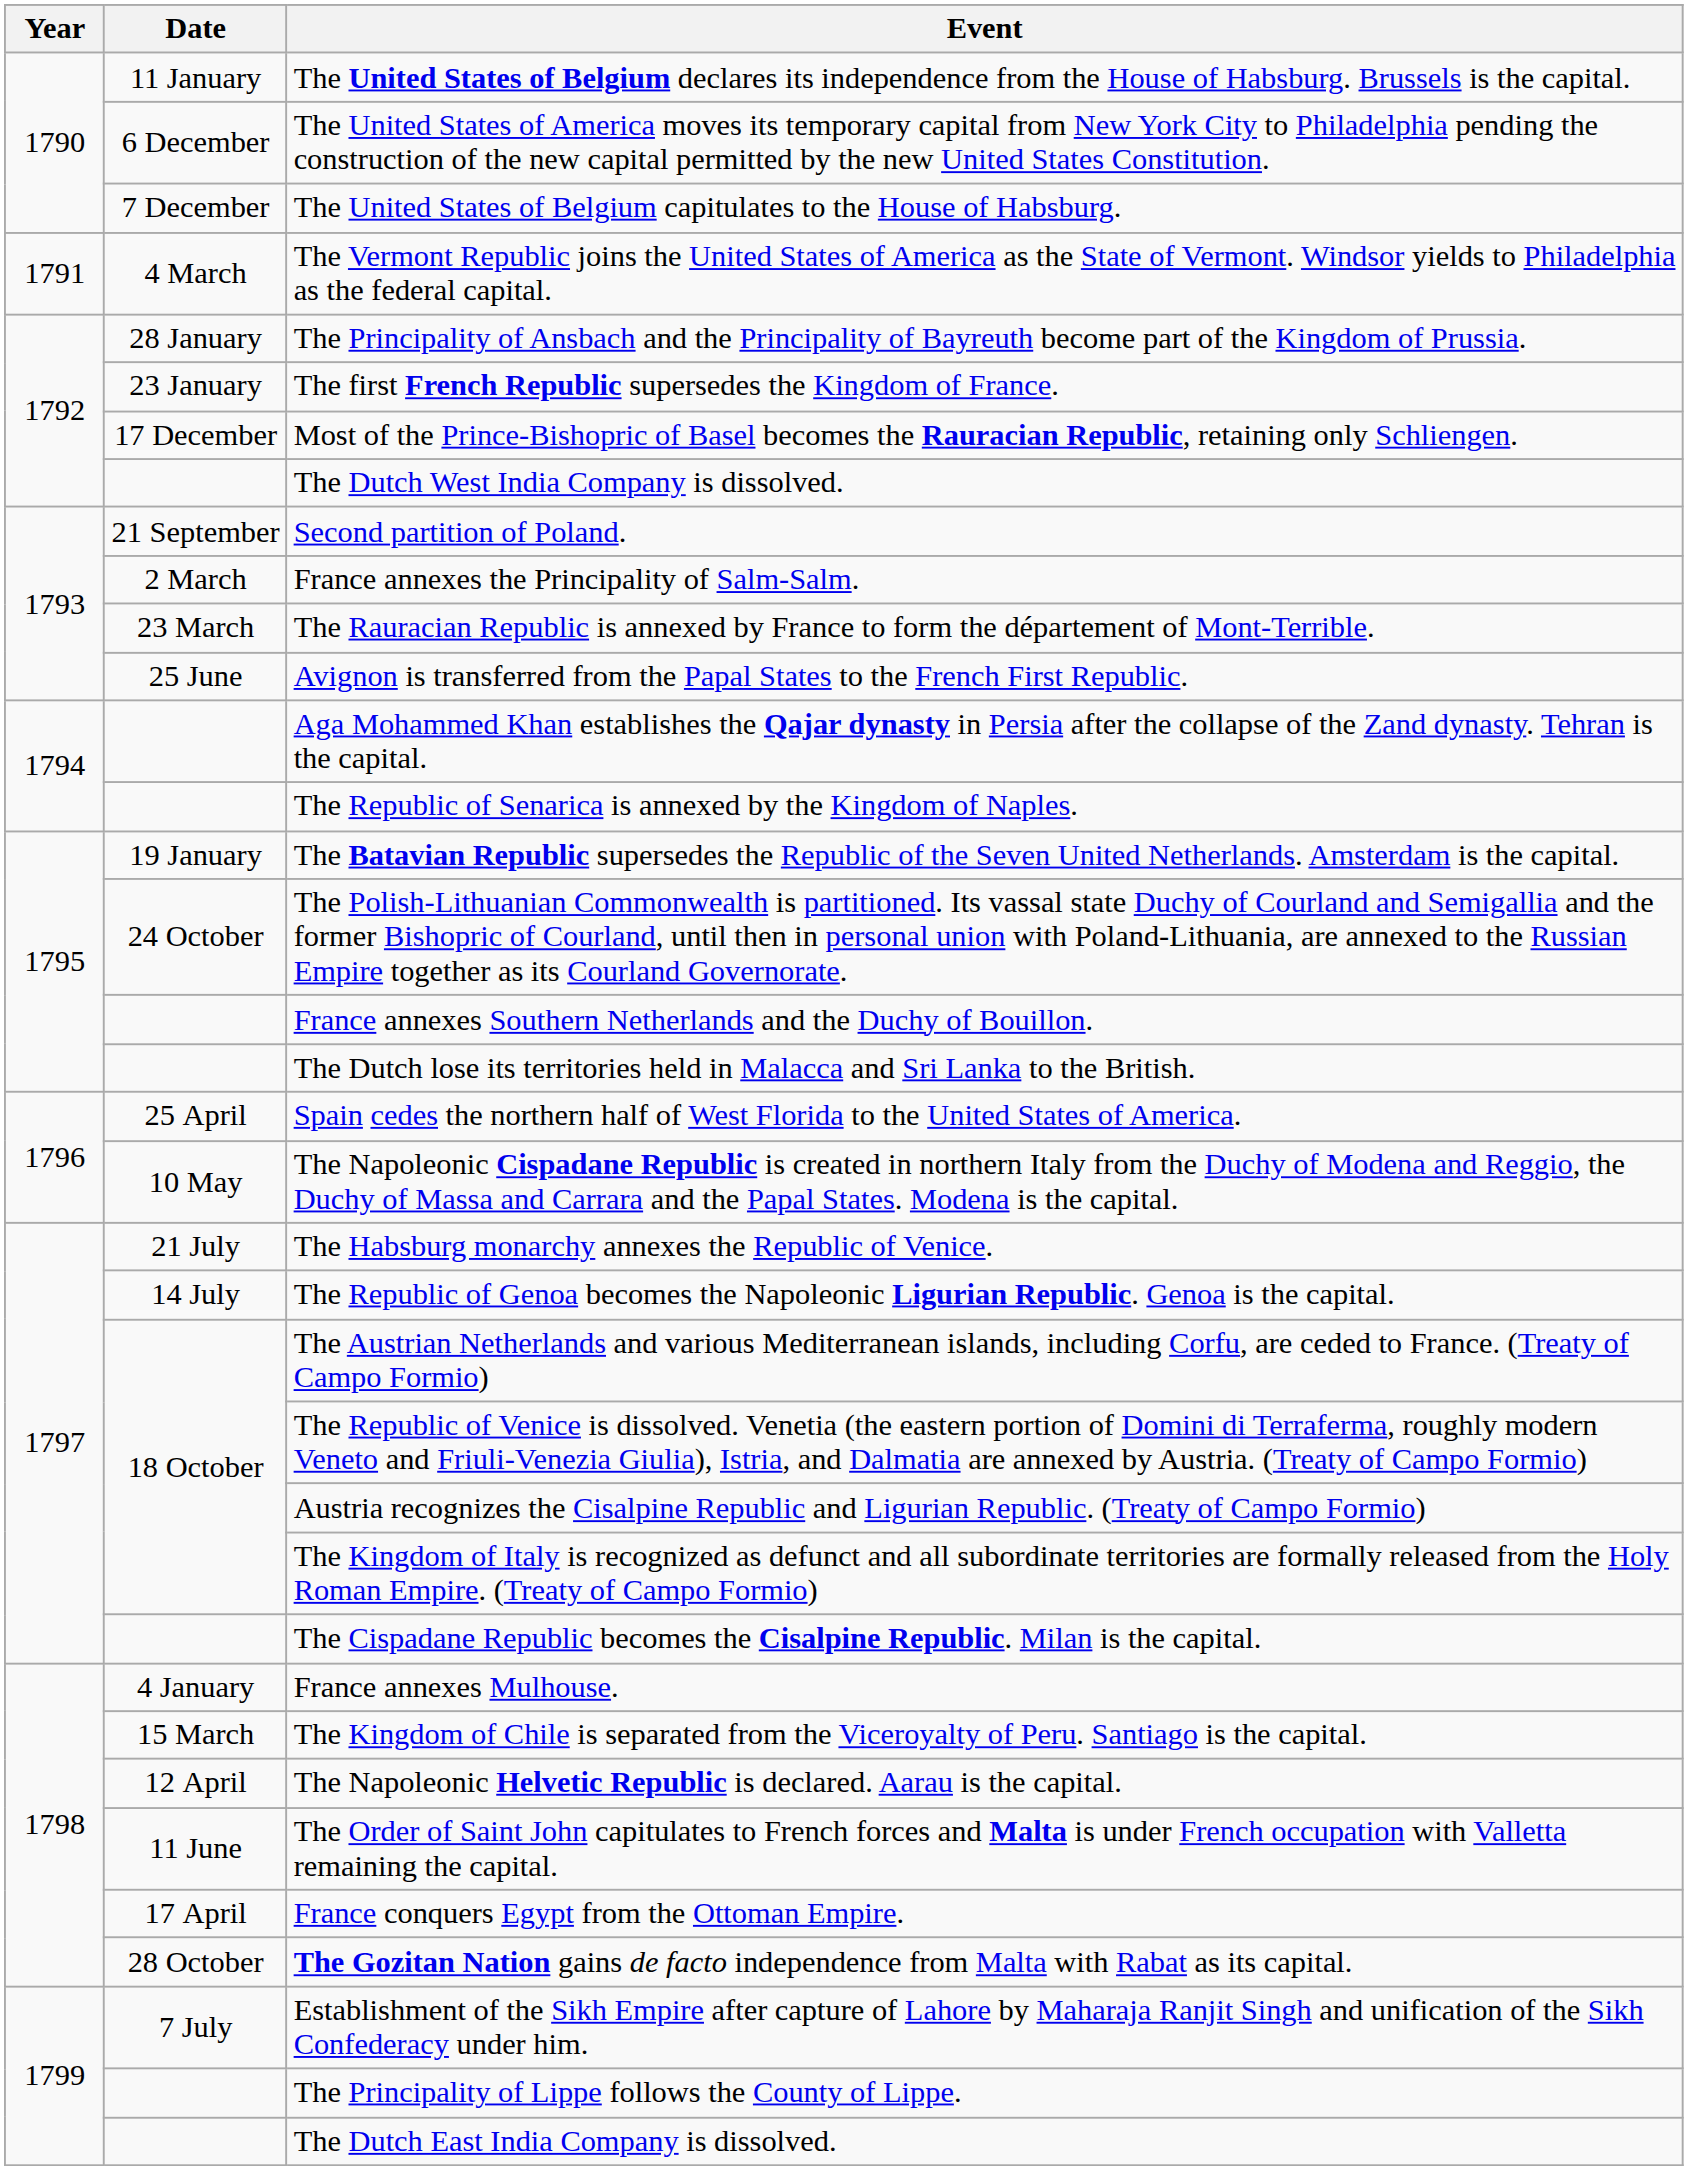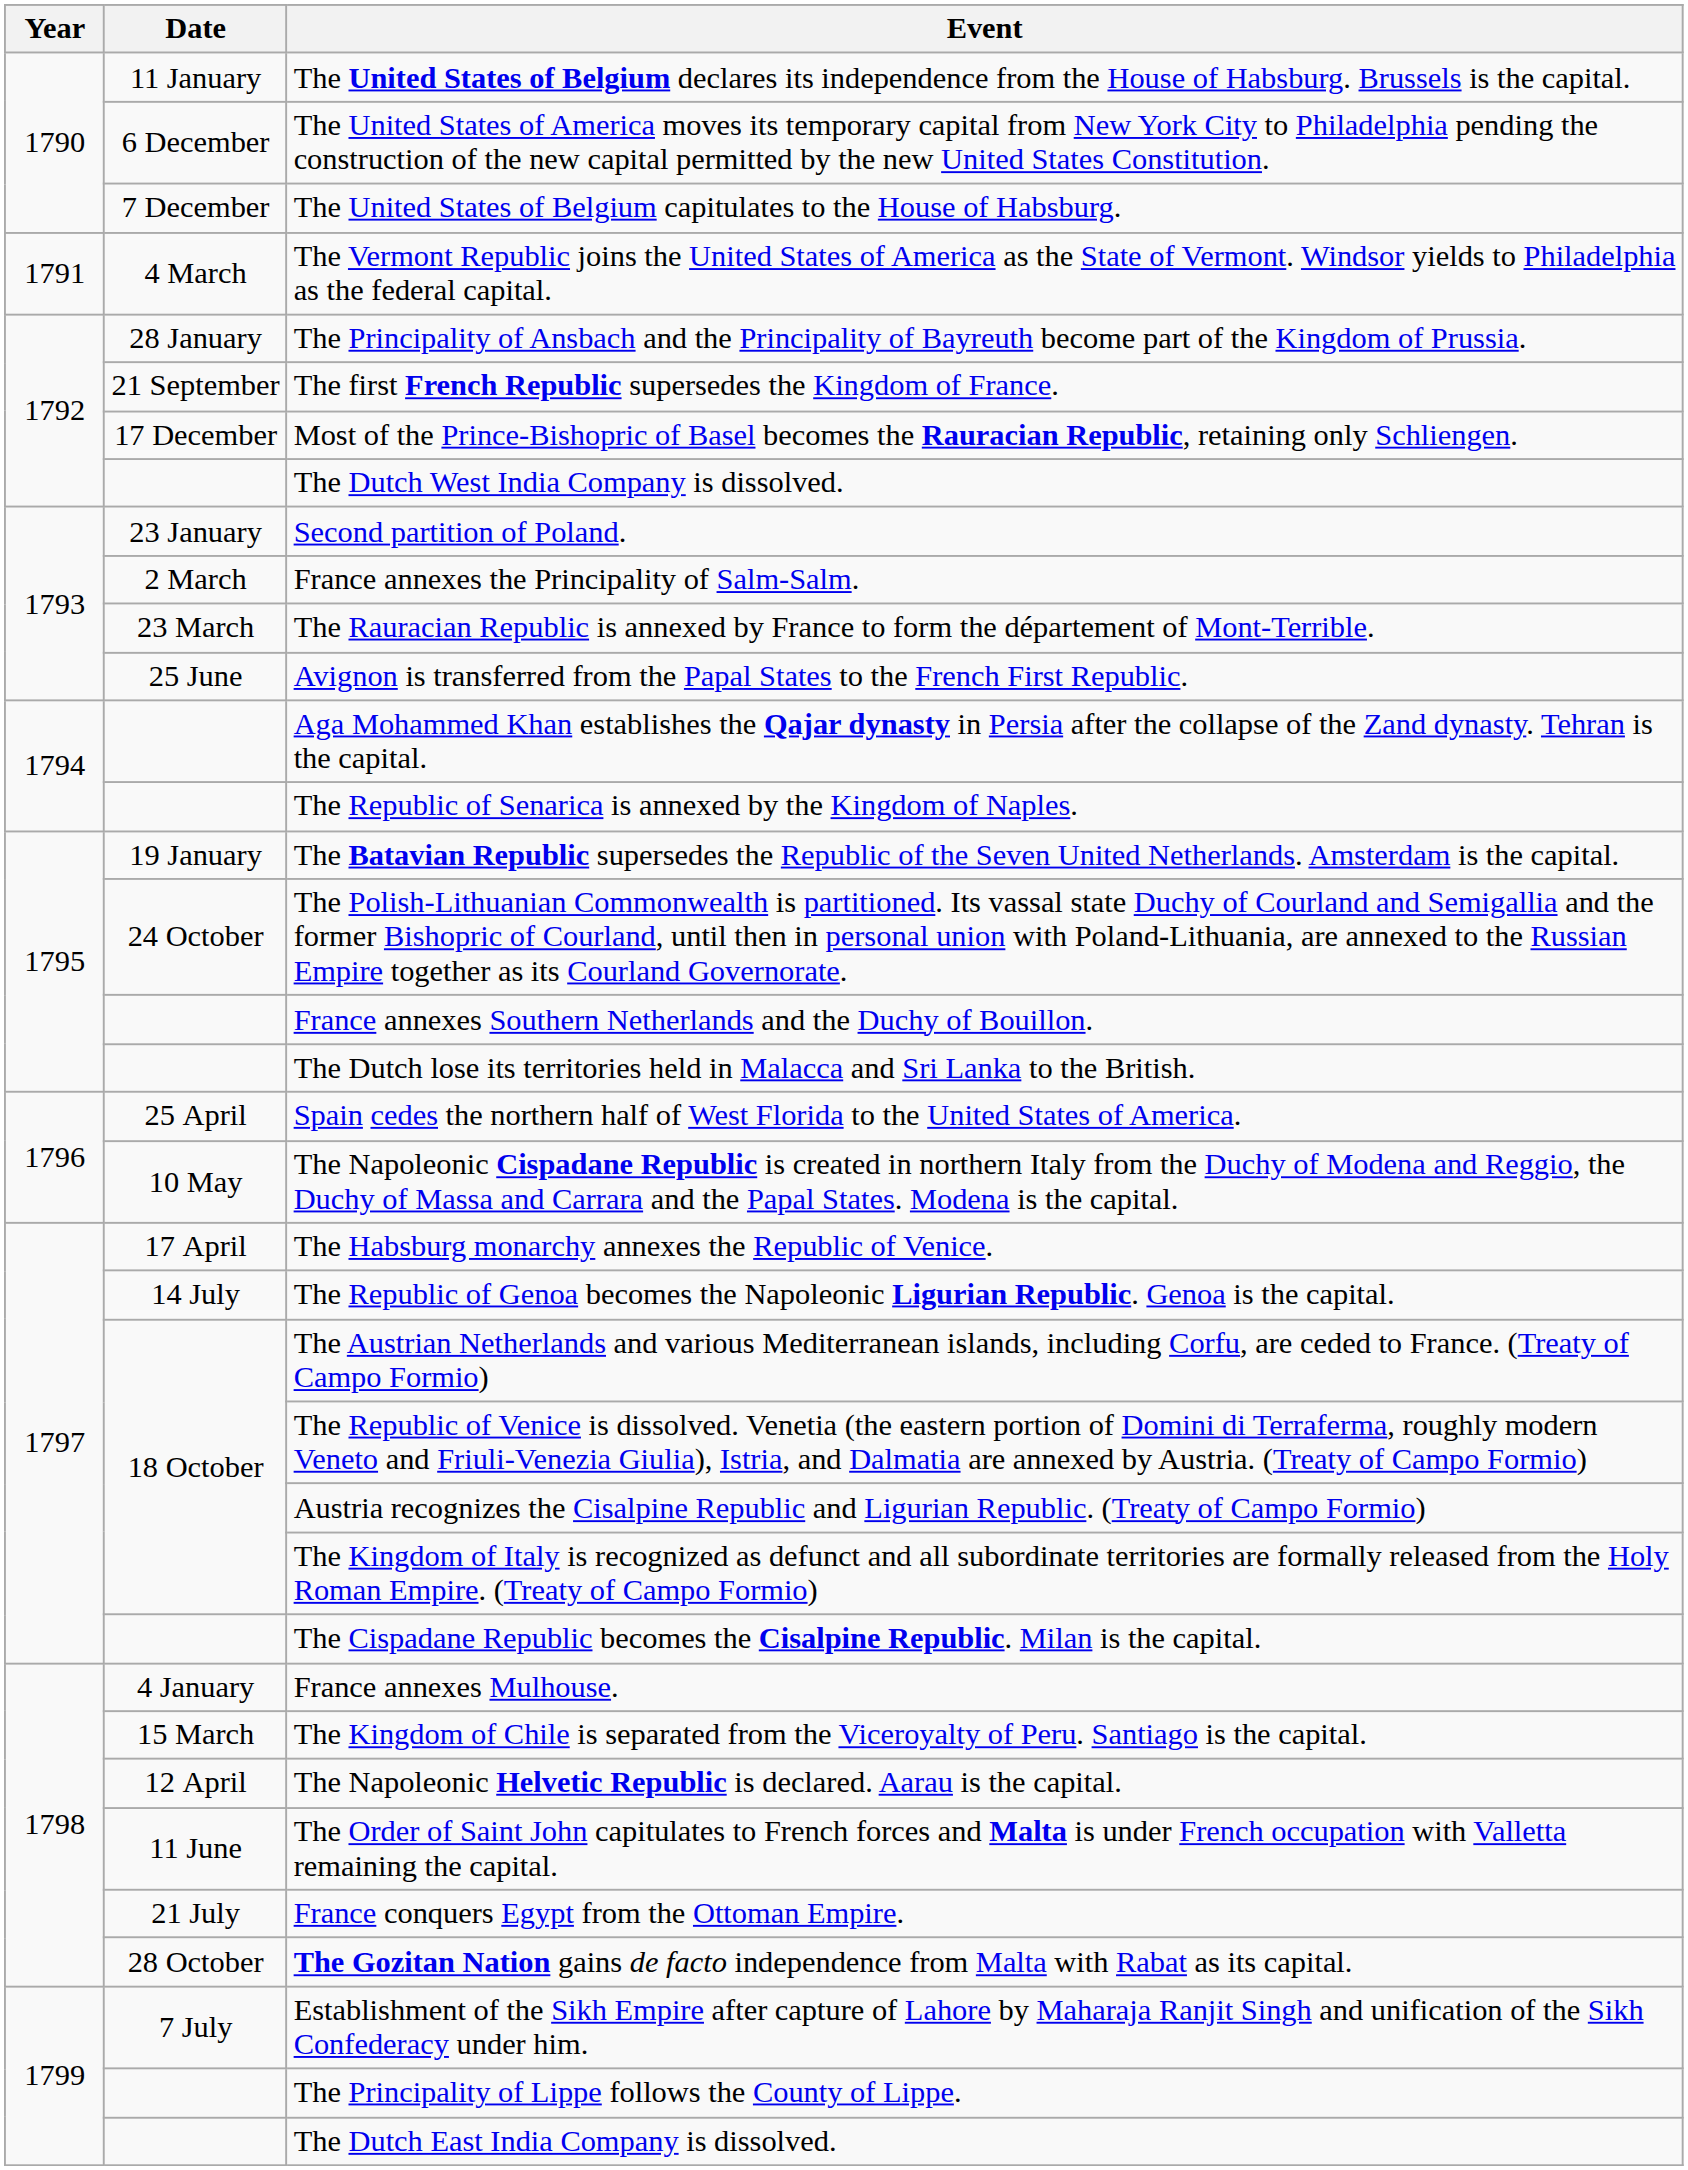(196, 386) 23 January -> (196, 386) 21 September
(196, 530) 21 September -> (196, 530) 23 January
(196, 1246) 21 July -> (196, 1246) 17 April
(196, 1913) 17 April -> (196, 1913) 21 July
